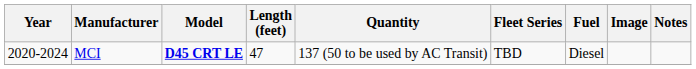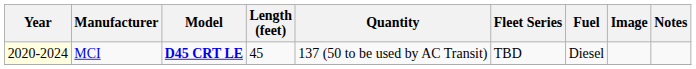(38, 53) no background -> (38, 53) lightyellow background
(256, 53) 47 -> (256, 53) 45
